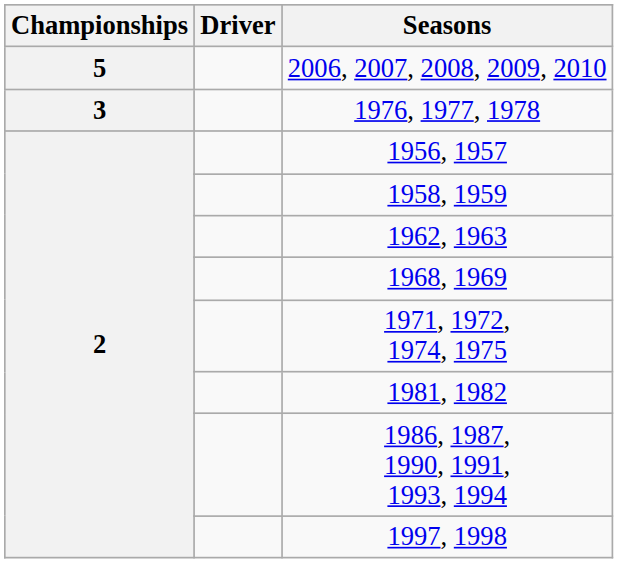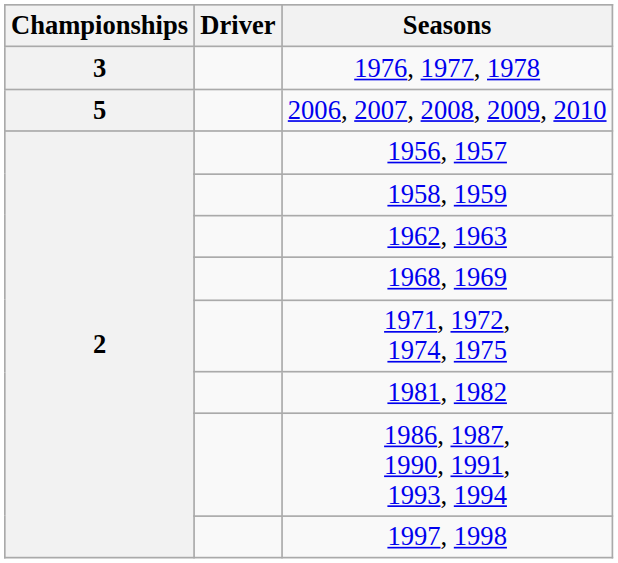rows swapped: (447, 67) <-> (447, 109)
